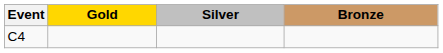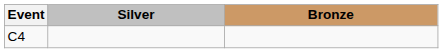- column: (102, 15)
